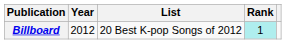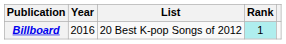(83, 30) 2012 -> (83, 30) 2016
